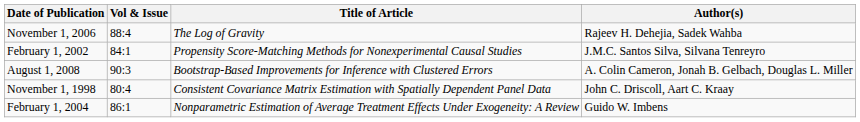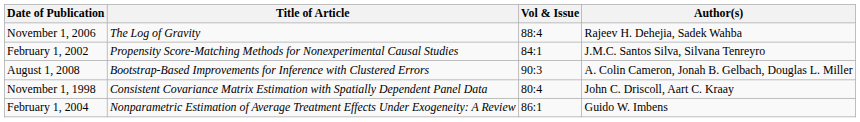columns swapped: (139, 13) <-> (376, 13)
